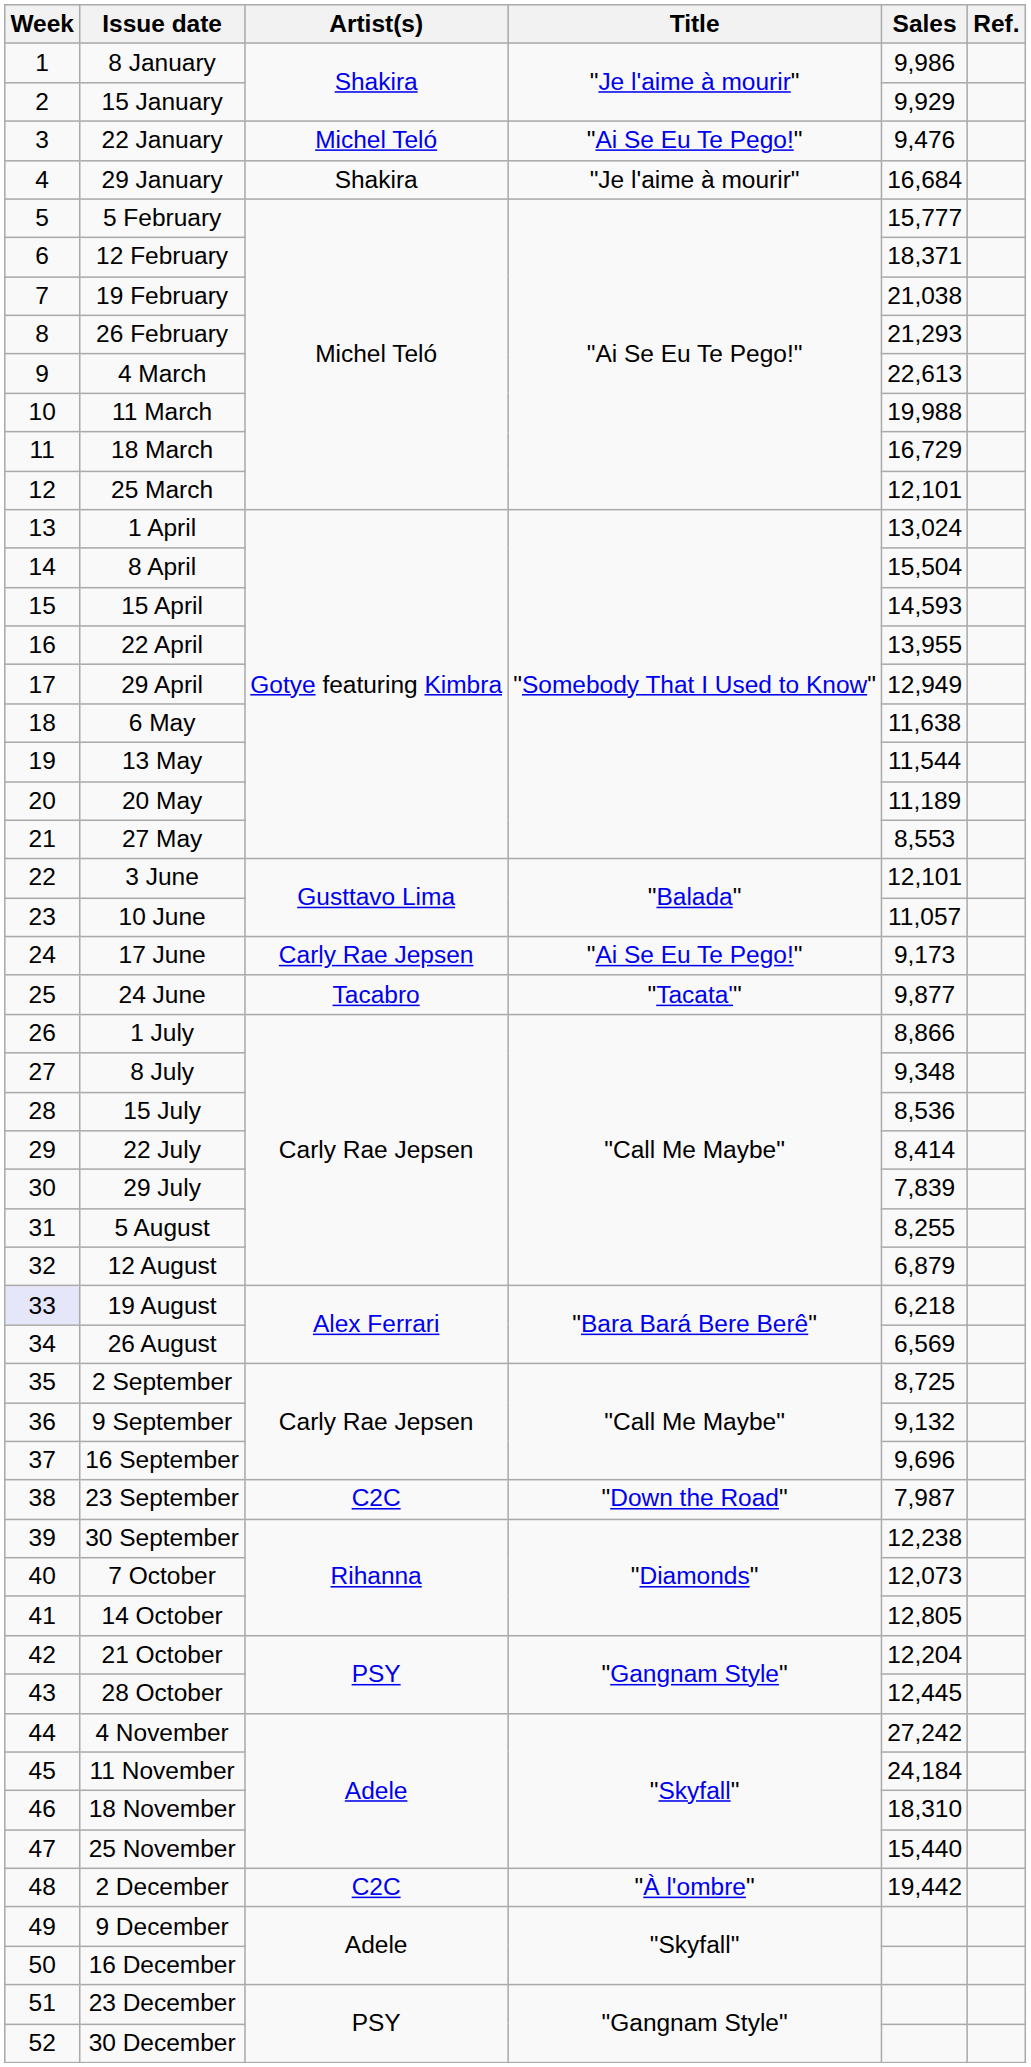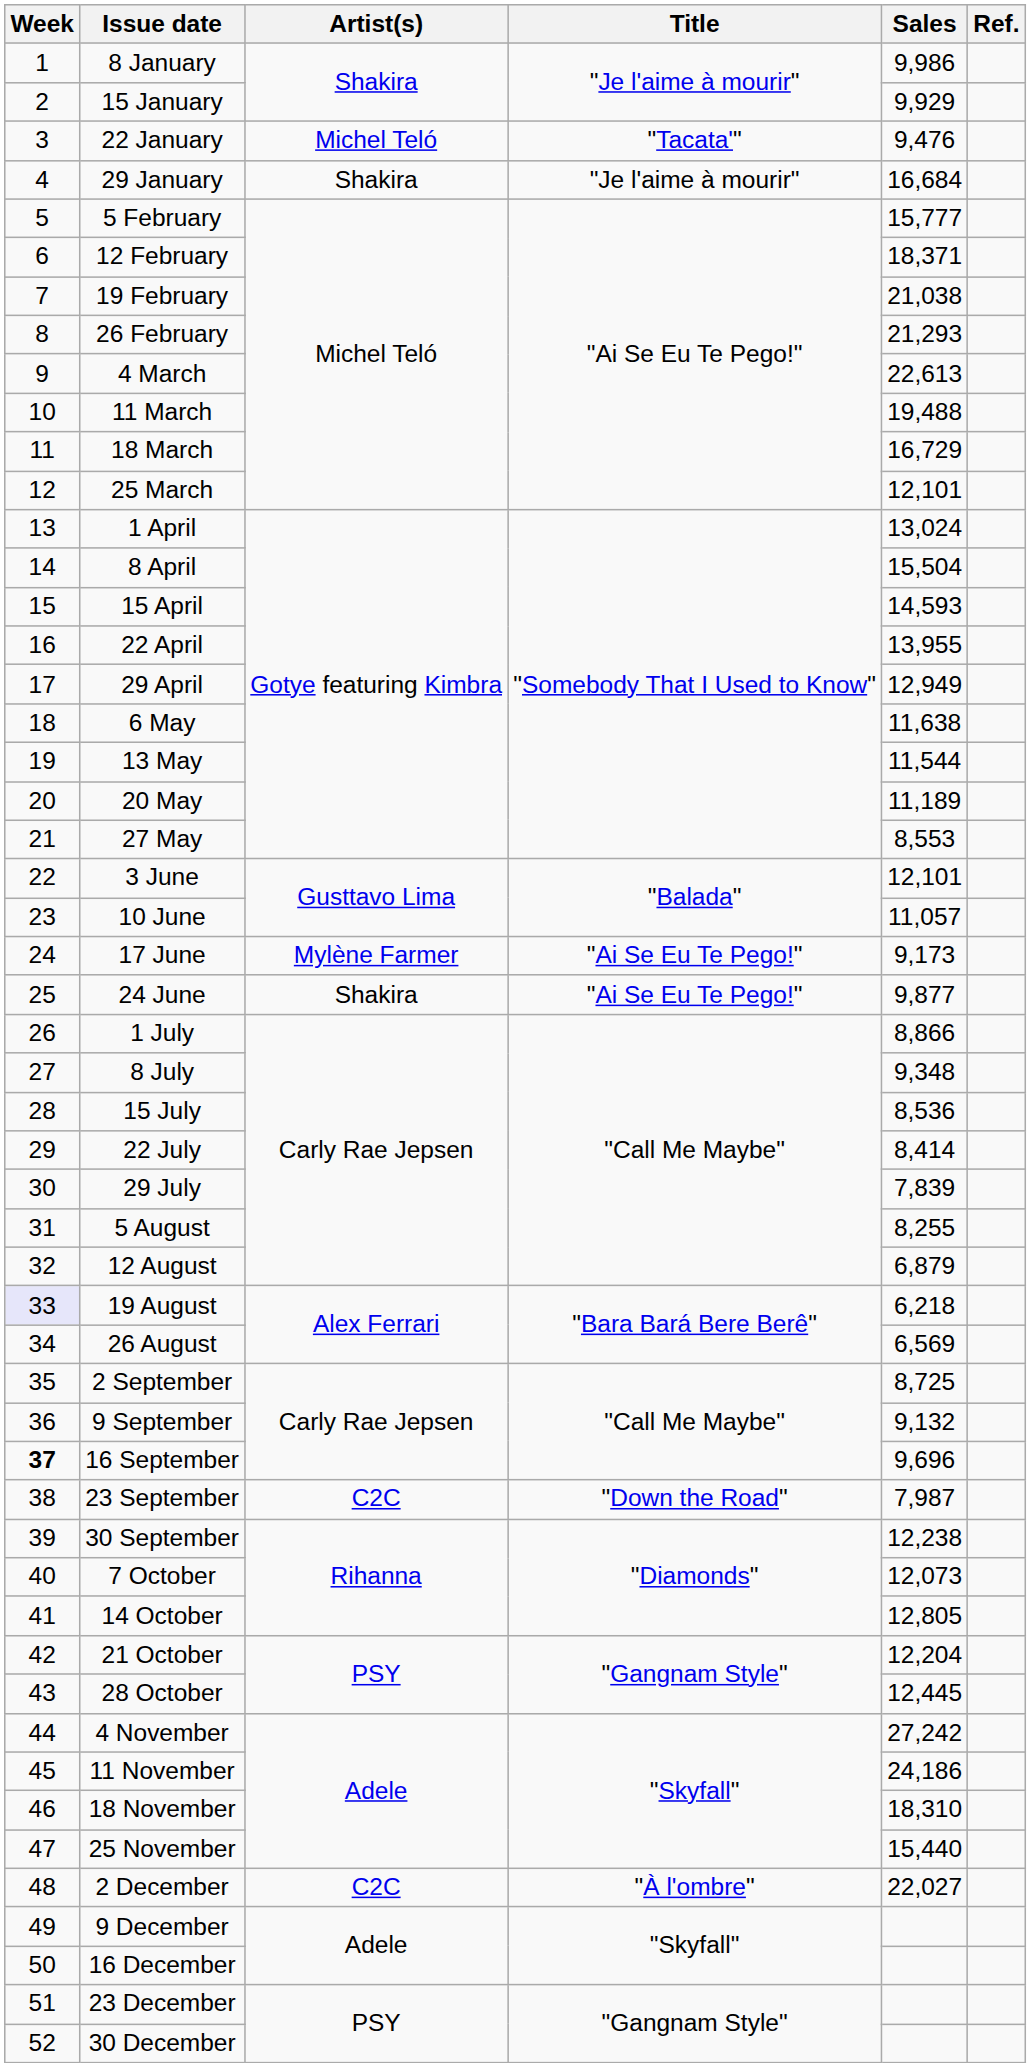(695, 140) "Ai Se Eu Te Pego!" -> (695, 140) "Tacata'"
(925, 412) 19,988 -> (925, 412) 19,488
(376, 955) Carly Rae Jepsen -> (376, 955) Mylène Farmer
(376, 994) Tacabro -> (376, 994) Shakira
(695, 994) "Tacata'" -> (695, 994) "Ai Se Eu Te Pego!"
(42, 1460) normal -> (42, 1460) bold
(925, 1770) 24,184 -> (925, 1770) 24,186
(925, 1887) 19,442 -> (925, 1887) 22,027
